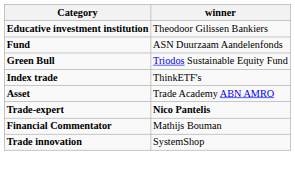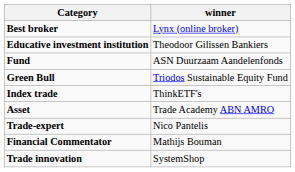+ row: (32, 28)
(182, 110) bold -> (181, 126) normal
